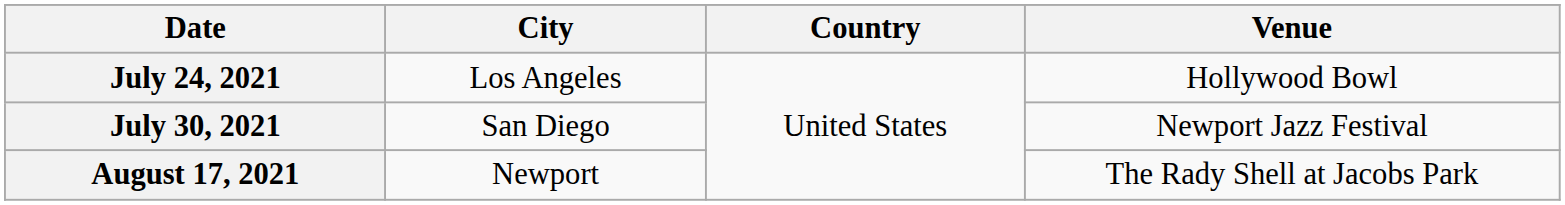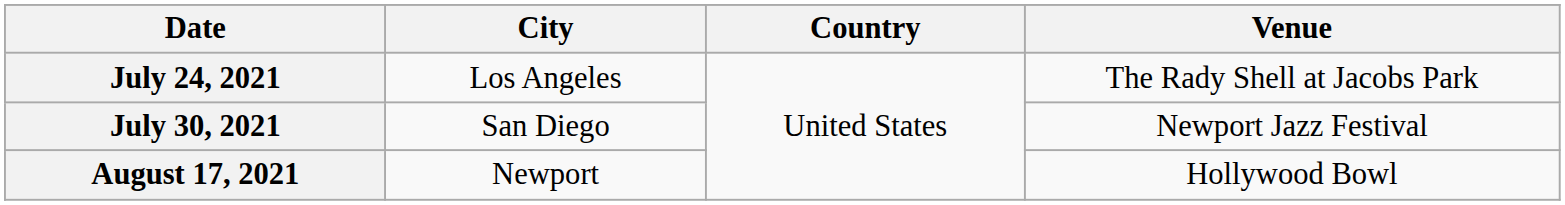(1292, 77) Hollywood Bowl -> (1292, 77) The Rady Shell at Jacobs Park
(1292, 174) The Rady Shell at Jacobs Park -> (1292, 174) Hollywood Bowl
